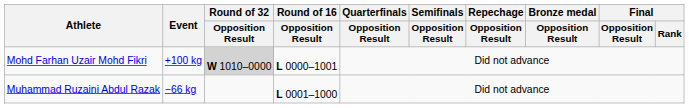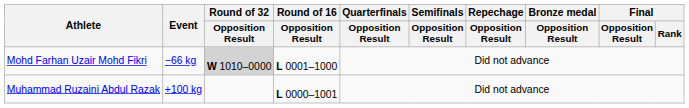(183, 61) +100 kg -> (181, 61) −66 kg
(307, 67) L 0000–1001 -> (307, 67) L 0001–1000
(181, 89) −66 kg -> (183, 89) +100 kg
(307, 95) L 0001–1000 -> (307, 95) L 0000–1001
